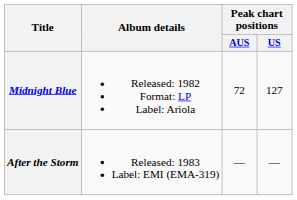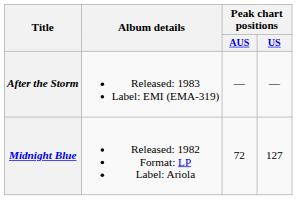rows swapped: (43, 90) <-> (43, 162)
